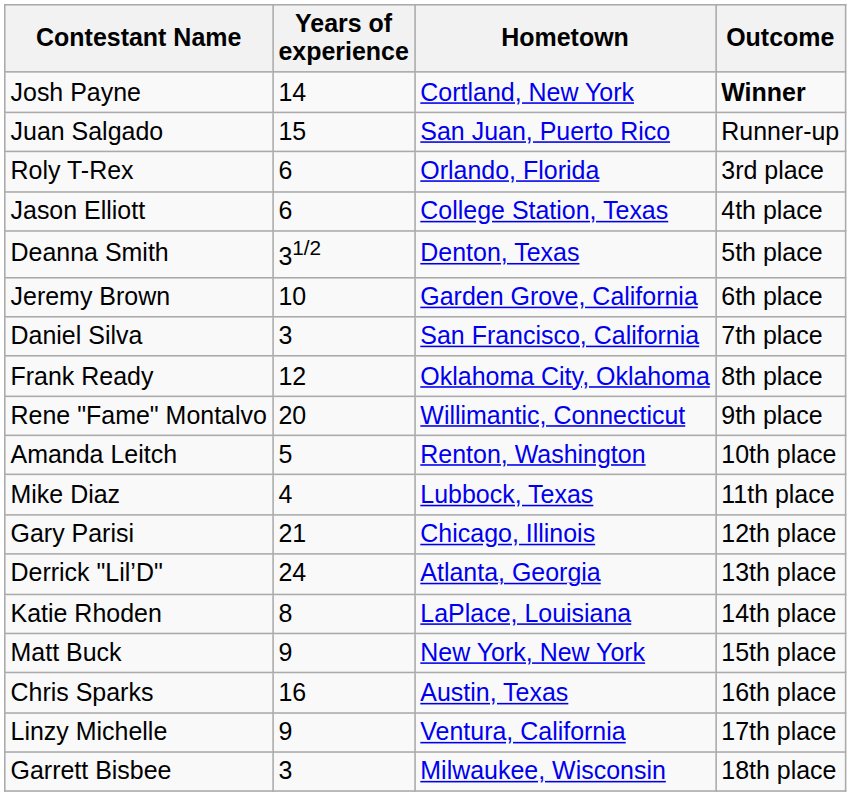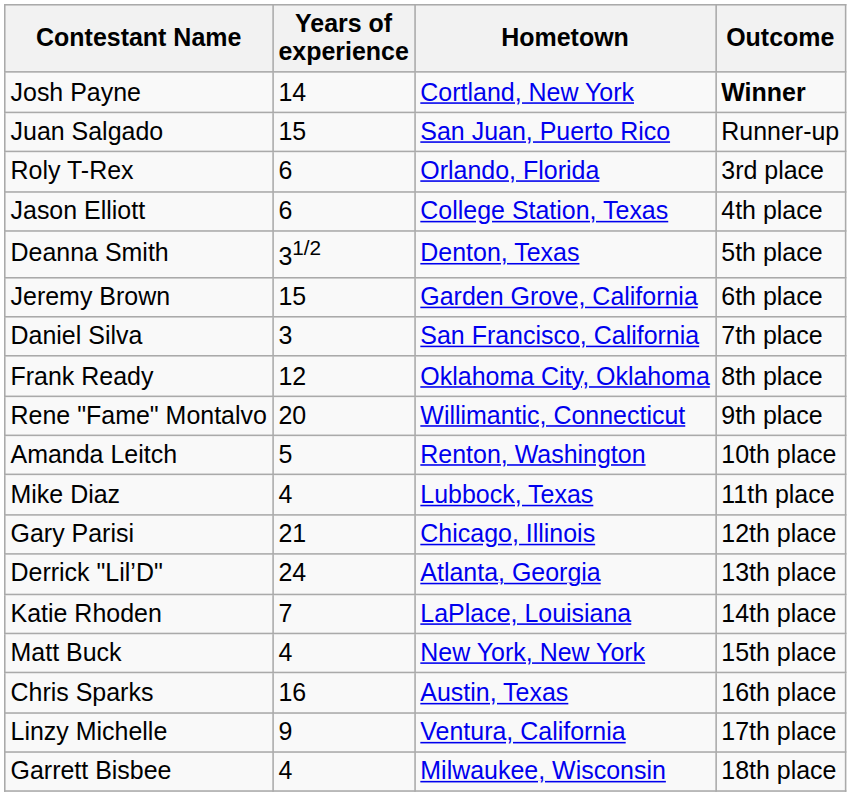(292, 296) 10 -> (292, 296) 15
(285, 613) 8 -> (285, 613) 7
(285, 652) 9 -> (285, 652) 4
(285, 771) 3 -> (285, 771) 4
